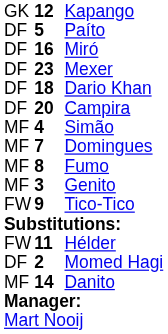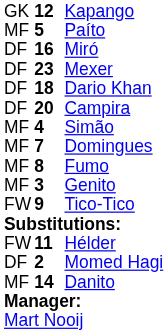(16, 30) DF -> (17, 30) MF
